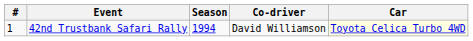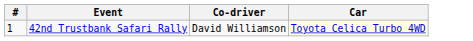- column: (210, 12)
